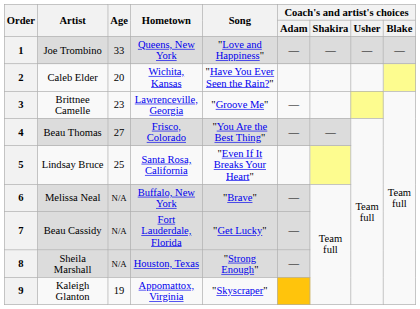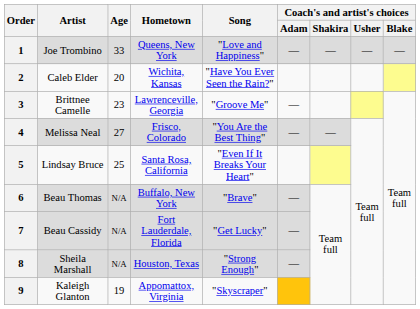(73, 132) Beau Thomas -> (73, 132) Melissa Neal
(73, 198) Melissa Neal -> (73, 198) Beau Thomas
